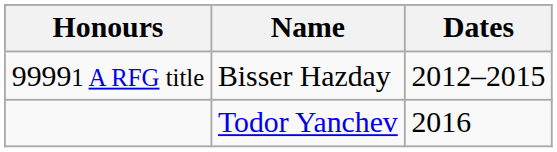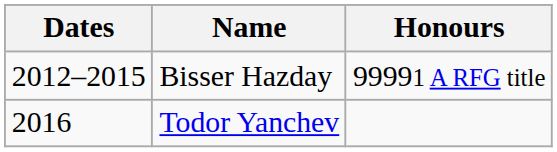columns swapped: (478, 28) <-> (108, 28)
